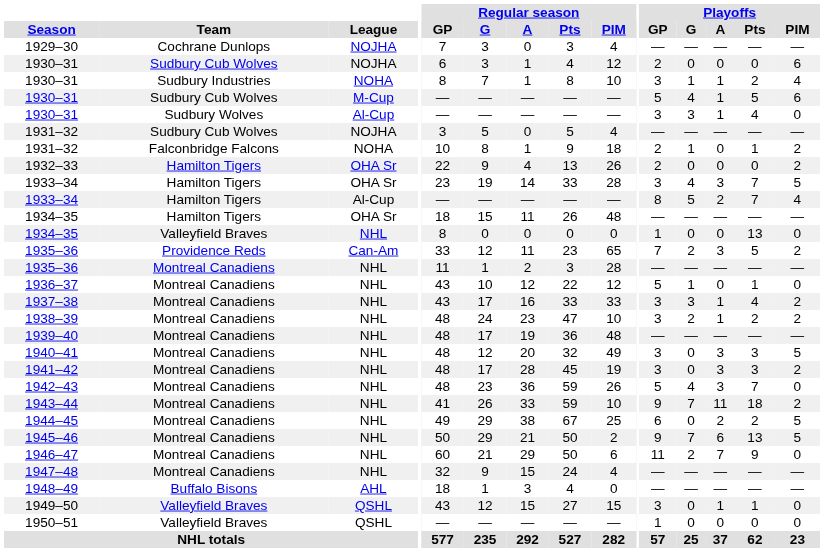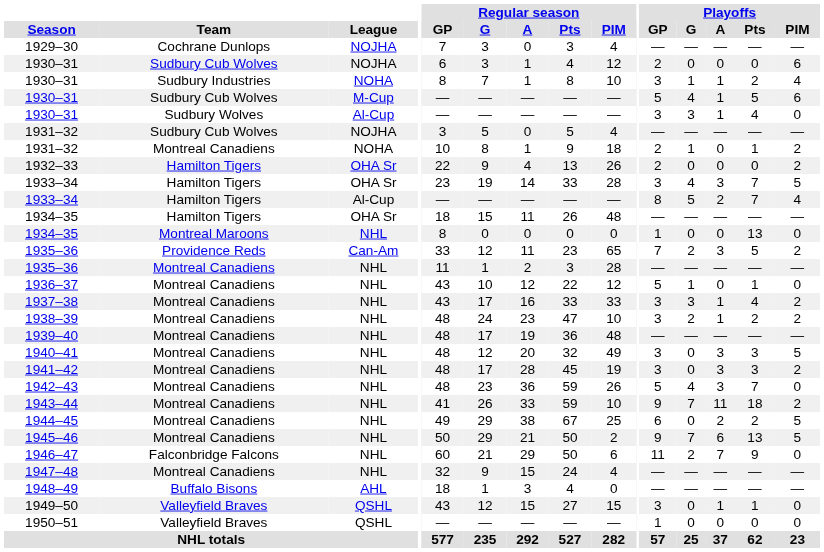(214, 148) Falconbridge Falcons -> (214, 148) Montreal Canadiens
(214, 233) Valleyfield Braves -> (214, 233) Montreal Maroons
(214, 454) Montreal Canadiens -> (214, 454) Falconbridge Falcons
